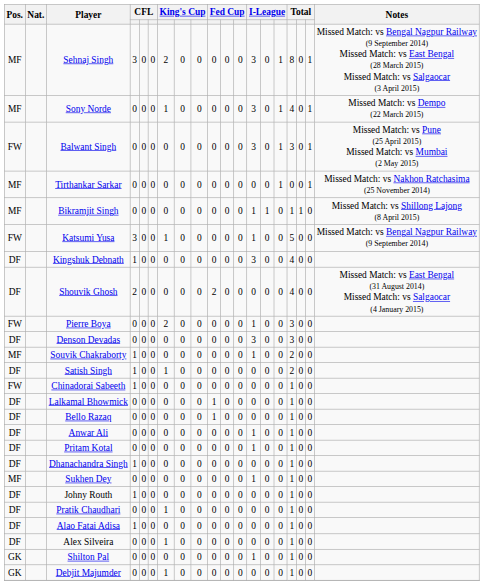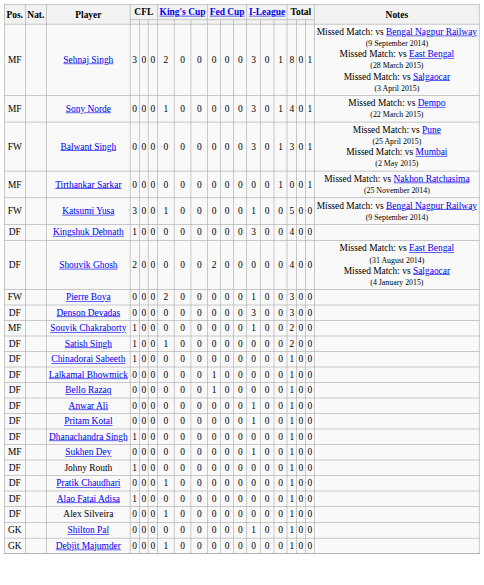- row: (88, 211)
(15, 386) FW -> (15, 359) DF
